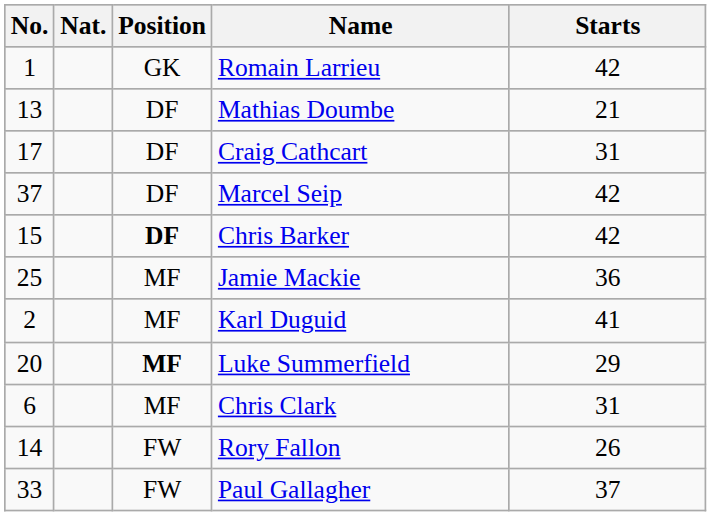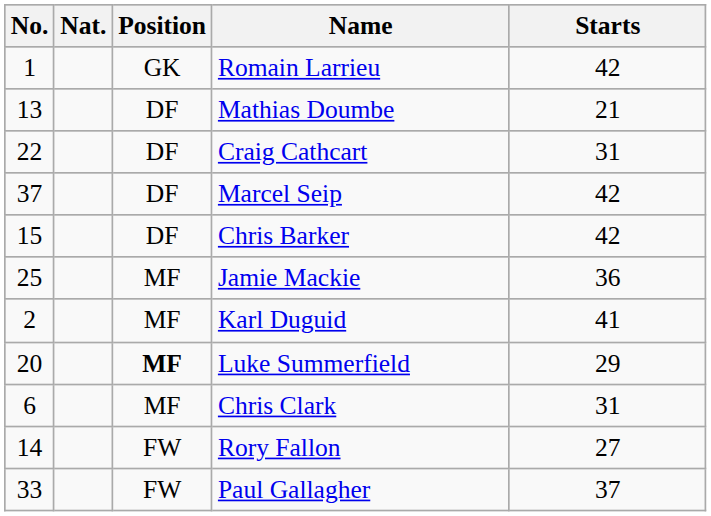(30, 152) 17 -> (30, 152) 22
(162, 236) bold -> (162, 236) normal
(608, 446) 26 -> (608, 446) 27
